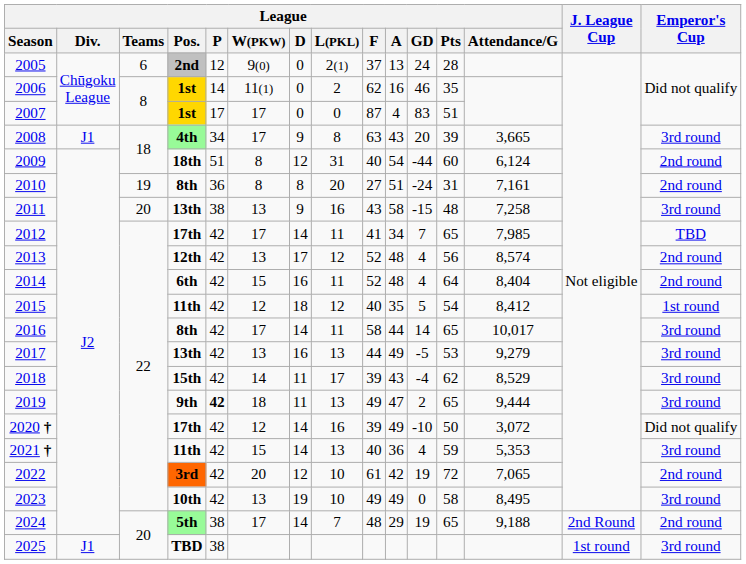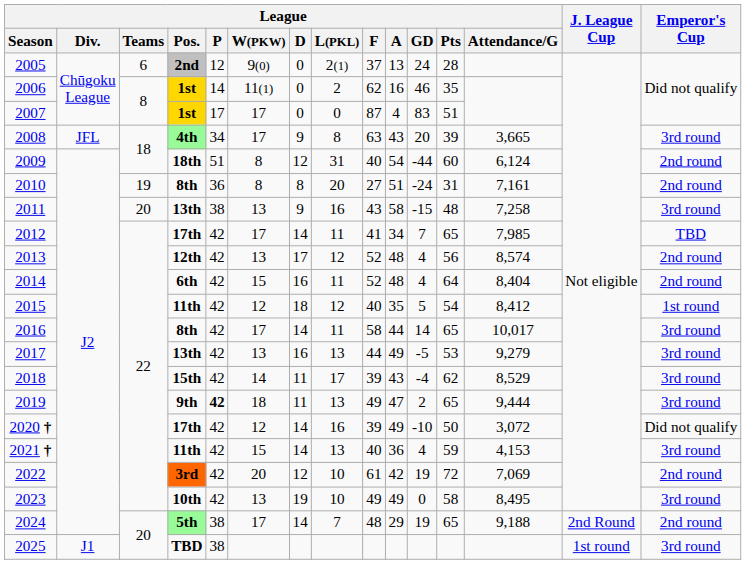(88, 137) J1 -> (88, 137) JFL
(513, 450) 5,353 -> (513, 450) 4,153
(513, 474) 7,065 -> (513, 474) 7,069
